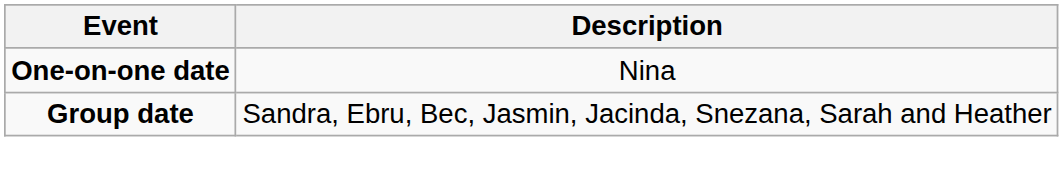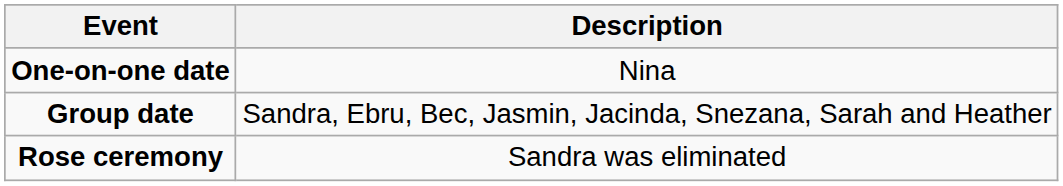+ row: (121, 157)
